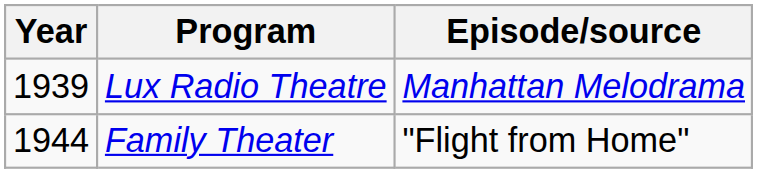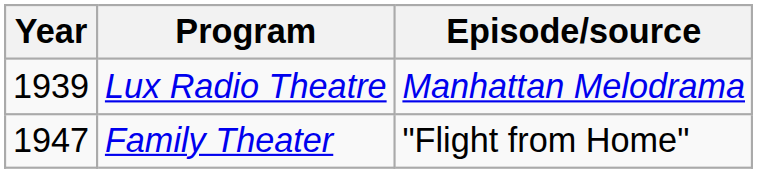(51, 140) 1944 -> (51, 140) 1947
